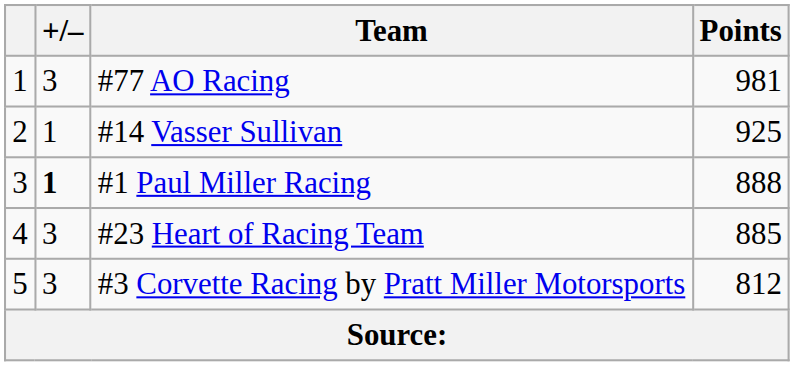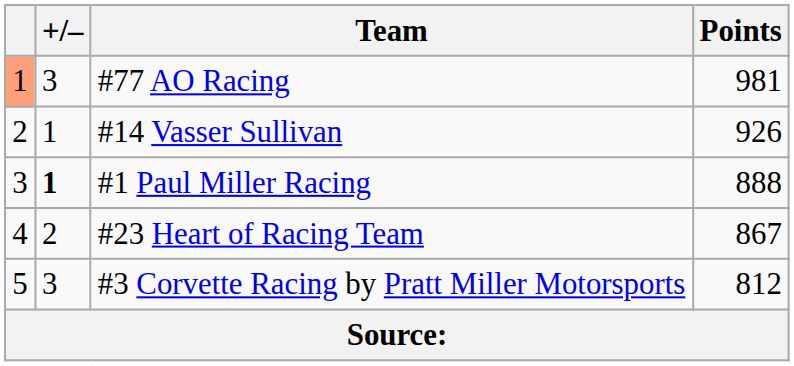(20, 81) no background -> (20, 81) lightsalmon background
(759, 131) 925 -> (759, 131) 926
(50, 233) 3 -> (50, 233) 2
(759, 233) 885 -> (759, 233) 867
